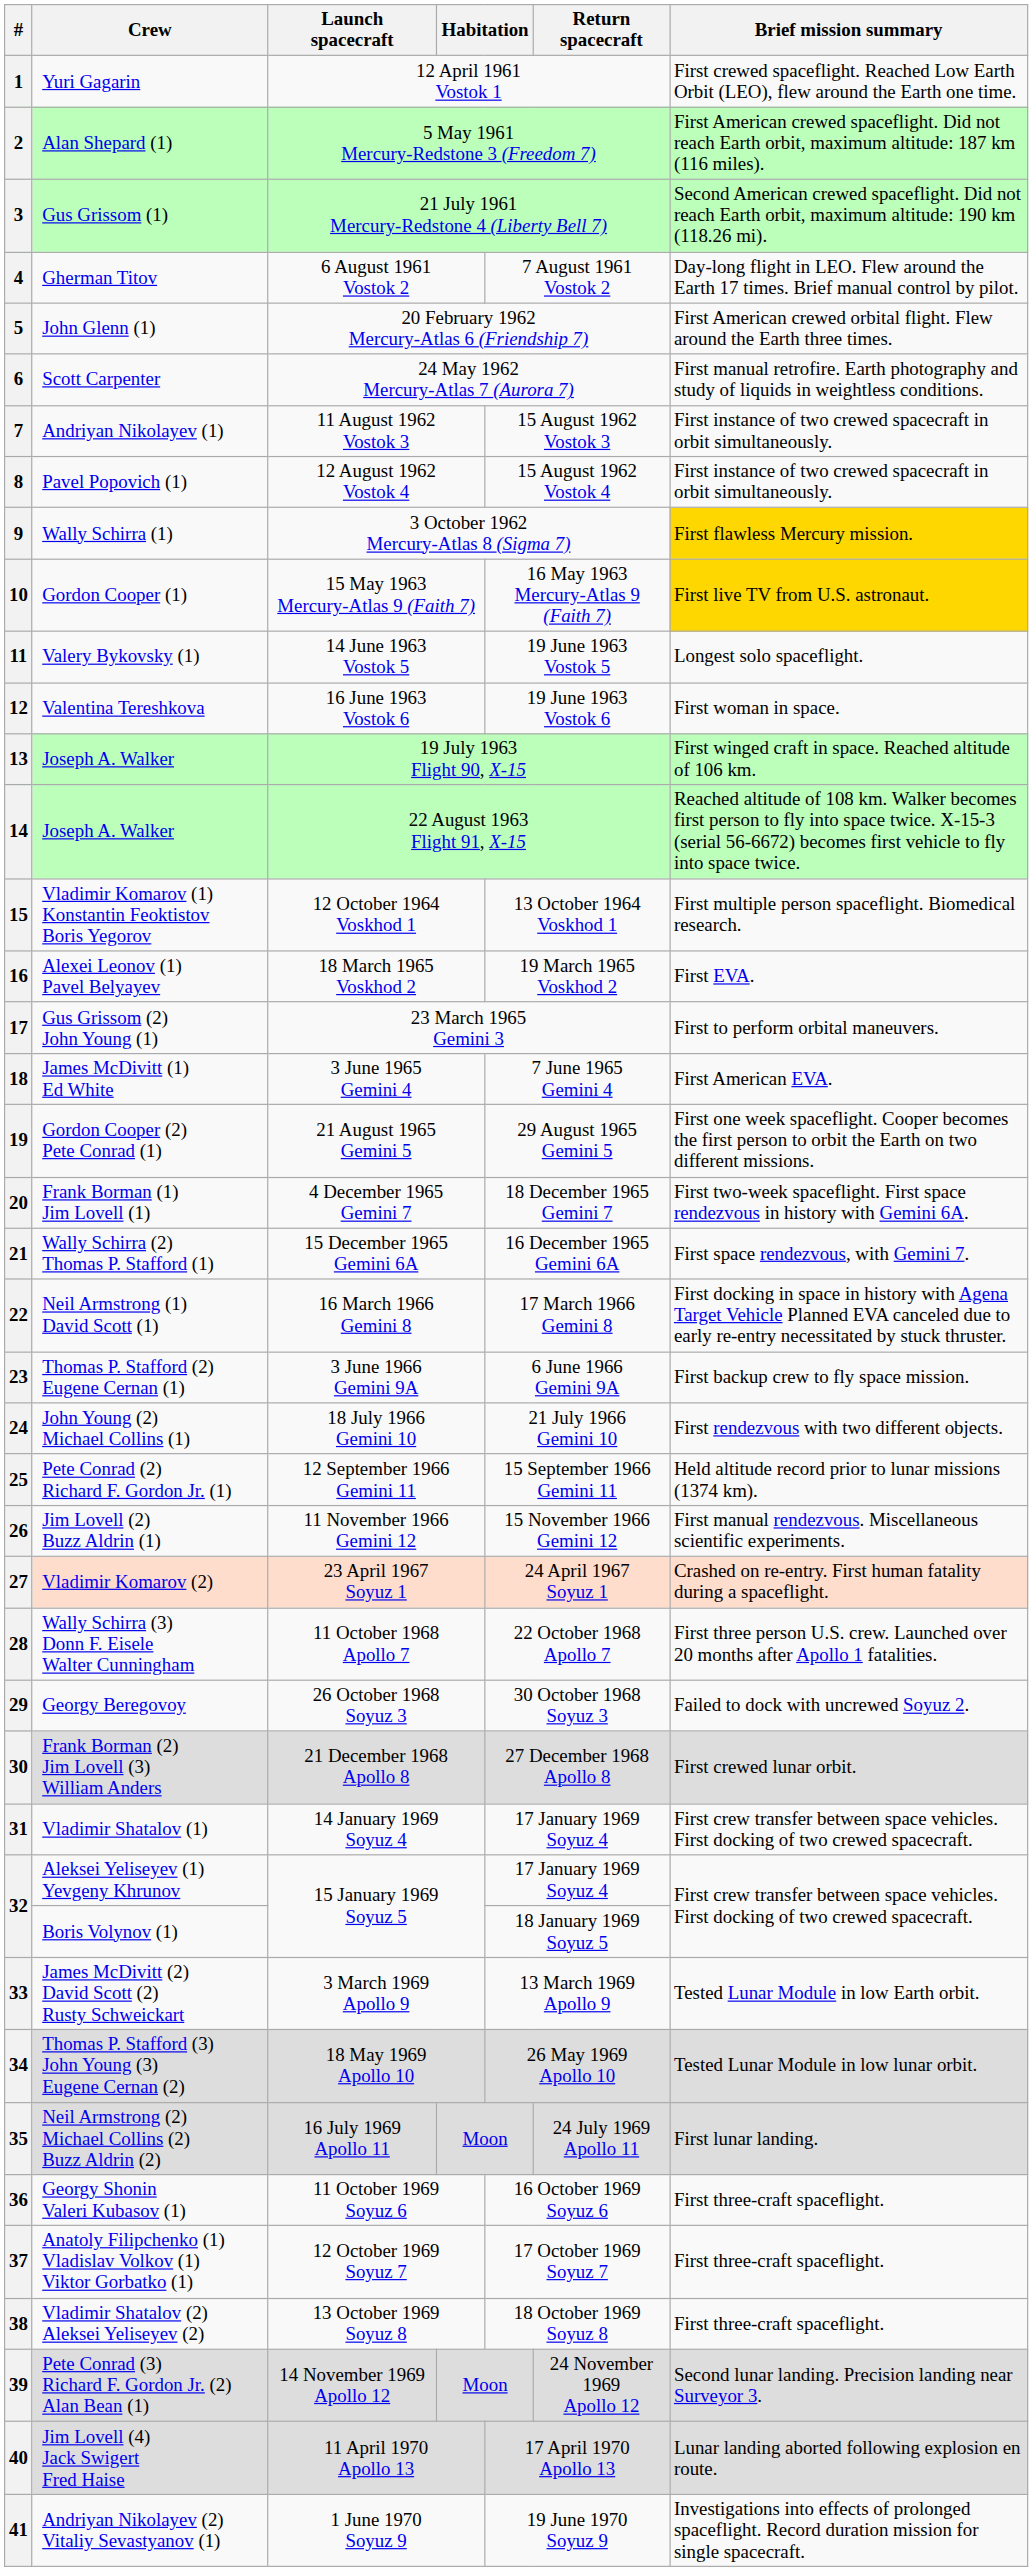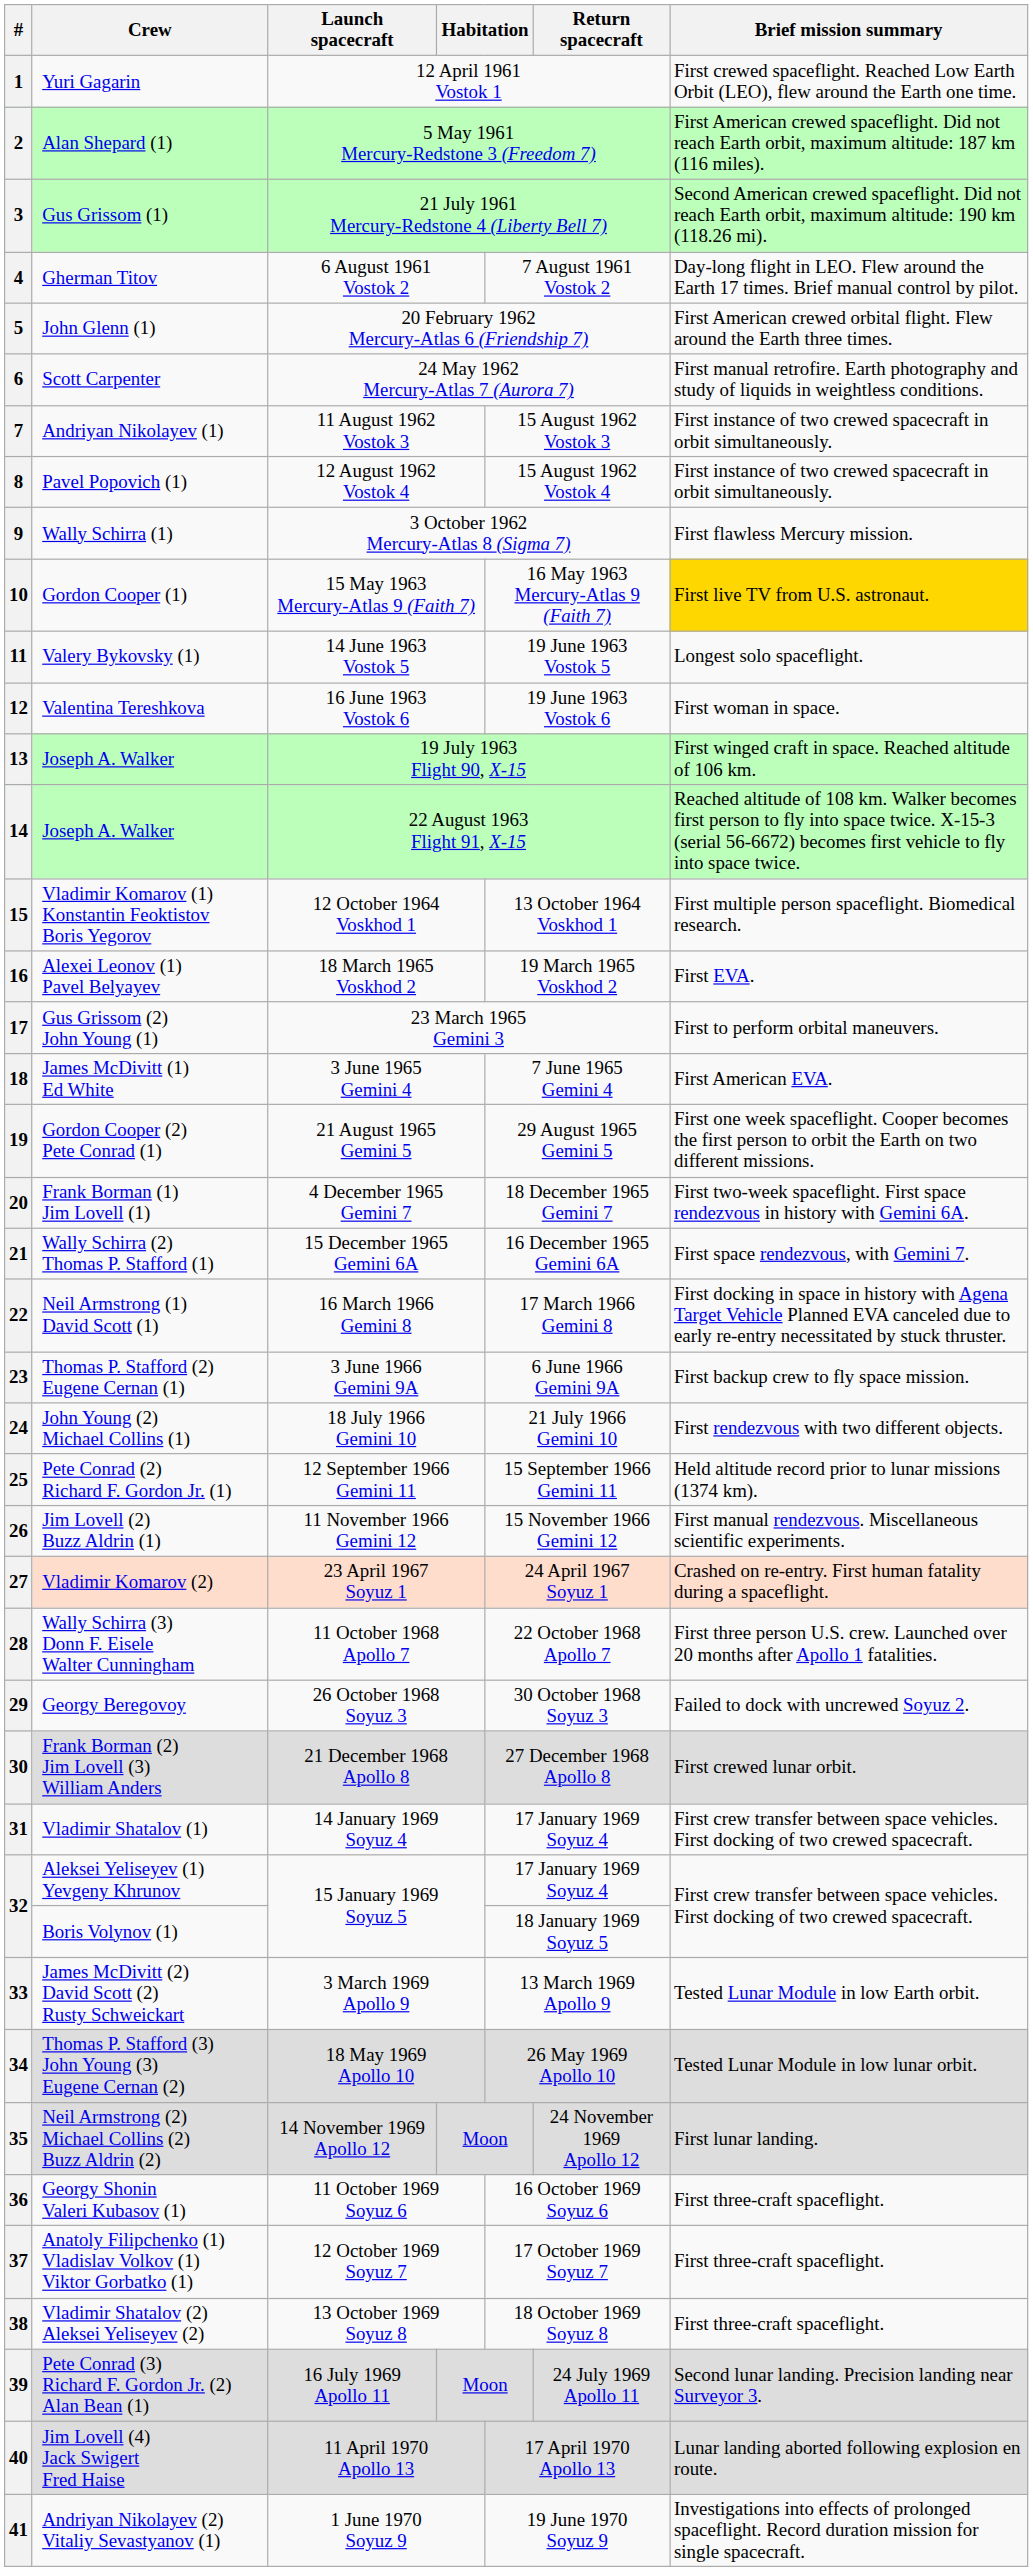(794, 533) gold background -> (794, 533) no background
(352, 2138) 16 July 1969 Apollo 11 -> (352, 2138) 14 November 1969 Apollo 12
(601, 2138) 24 July 1969 Apollo 11 -> (601, 2138) 24 November 1969 Apollo 12
(352, 2385) 14 November 1969 Apollo 12 -> (352, 2385) 16 July 1969 Apollo 11
(601, 2385) 24 November 1969 Apollo 12 -> (601, 2385) 24 July 1969 Apollo 11
